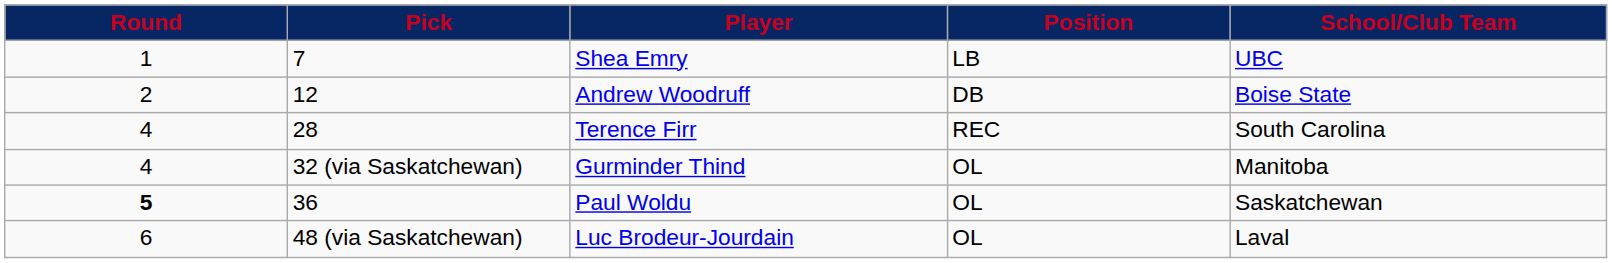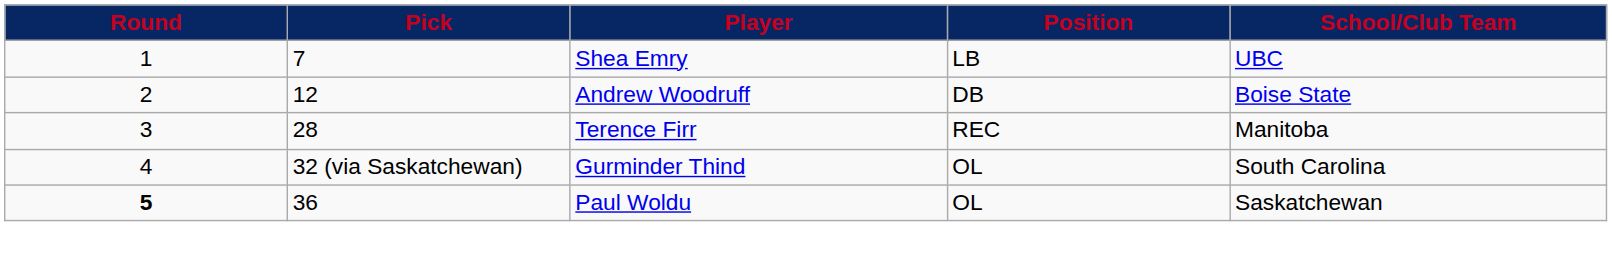(146, 130) 4 -> (146, 130) 3
(1310, 130) South Carolina -> (1282, 130) Manitoba
(1282, 166) Manitoba -> (1310, 166) South Carolina
- row: (685, 238)
